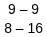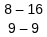rows swapped: (24, 29) <-> (24, 9)
